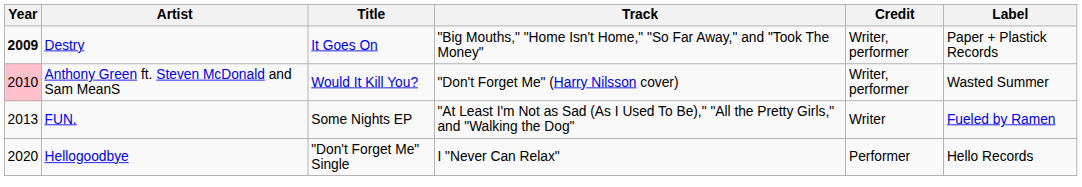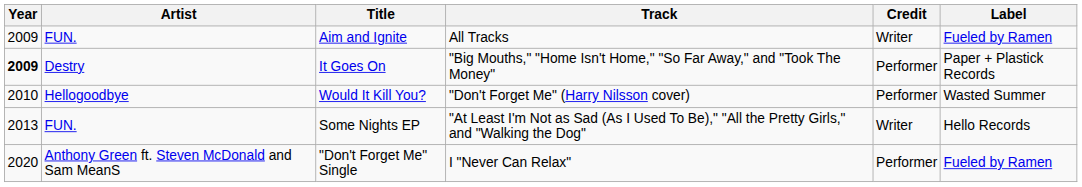+ row: (363, 37)
(879, 44) Writer, performer -> (907, 66) Performer
(23, 82) pink background -> (23, 96) no background
(168, 82) Anthony Green ft. Steven McDonald and Sam MeanS -> (87, 96) Hellogoodbye
(879, 82) Writer, performer -> (907, 96) Performer
(1001, 119) Fueled by Ramen -> (987, 125) Hello Records
(87, 156) Hellogoodbye -> (168, 163) Anthony Green ft. Steven McDonald and Sam MeanS
(990, 156) Hello Records -> (998, 163) Fueled by Ramen
